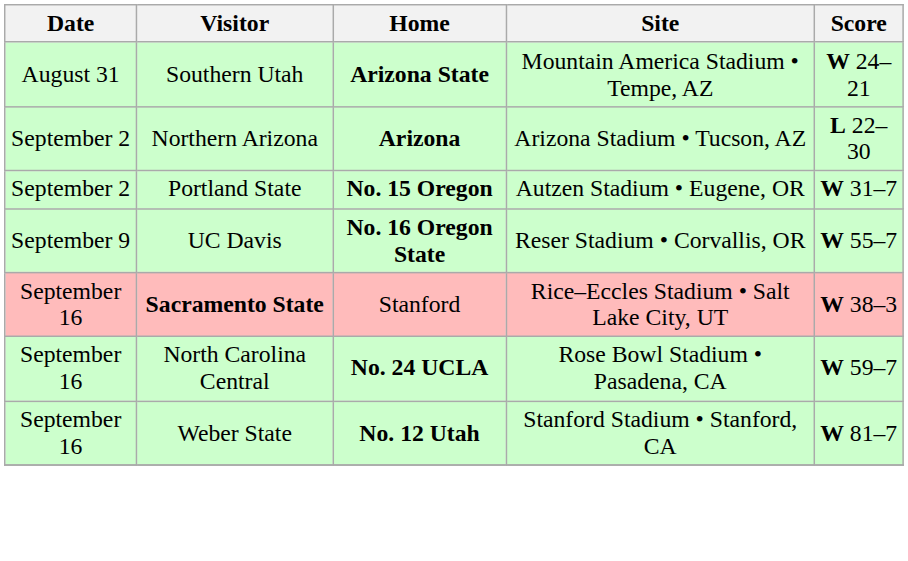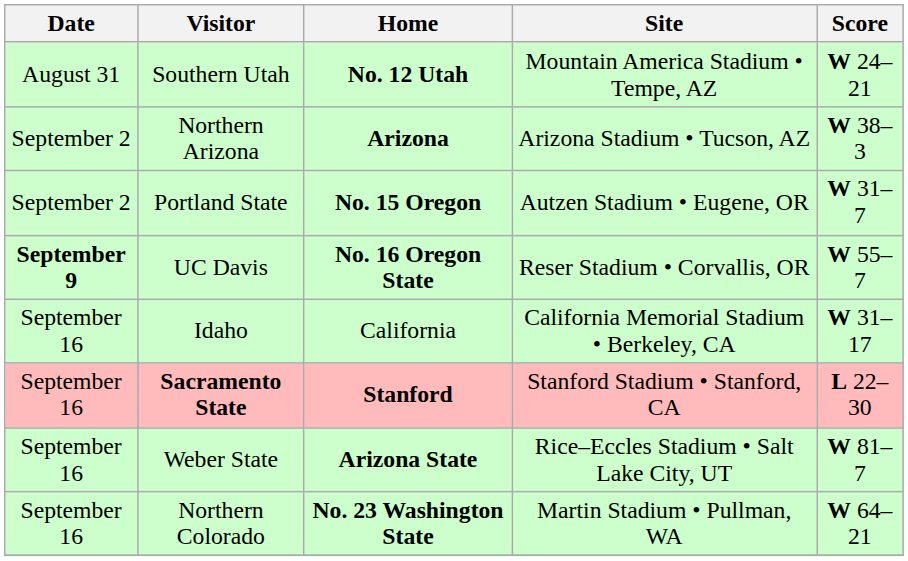(420, 74) Arizona State -> (408, 74) No. 12 Utah
(859, 138) L 22–30 -> (860, 138) W 38–3
(71, 240) normal -> (71, 266) bold
+ row: (221, 330)
(420, 304) normal -> (408, 395) bold
(660, 304) Rice–Eccles Stadium • Salt Lake City, UT -> (664, 395) Stanford Stadium • Stanford, CA
(859, 304) W 38–3 -> (860, 395) L 22–30
- row: (235, 368)
(420, 432) No. 12 Utah -> (408, 459) Arizona State
(660, 432) Stanford Stadium • Stanford, CA -> (664, 459) Rice–Eccles Stadium • Salt Lake City, UT
+ row: (221, 523)
